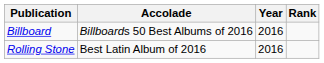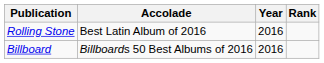rows swapped: (29, 31) <-> (41, 49)
